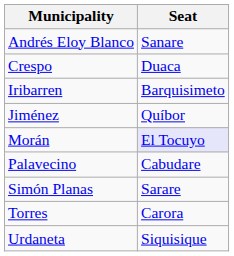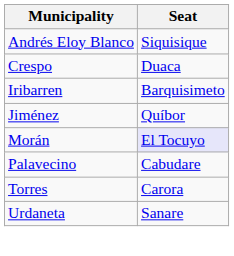(162, 41) Sanare -> (174, 41) Siquisique
- row: (51, 189)
(174, 238) Siquisique -> (162, 213) Sanare
